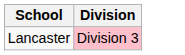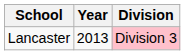+ column: (93, 15)
